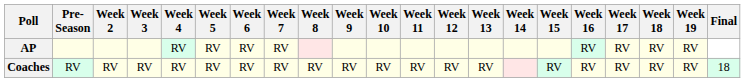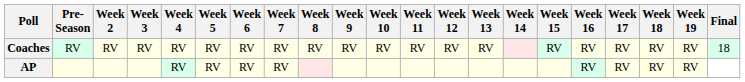rows swapped: (28, 48) <-> (28, 68)
